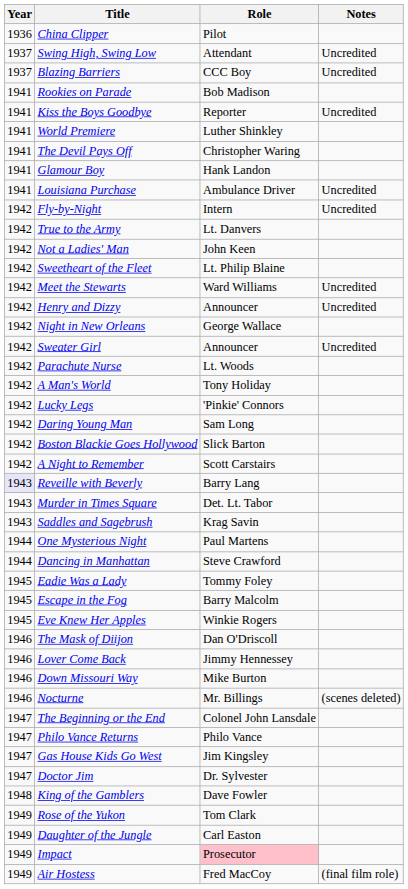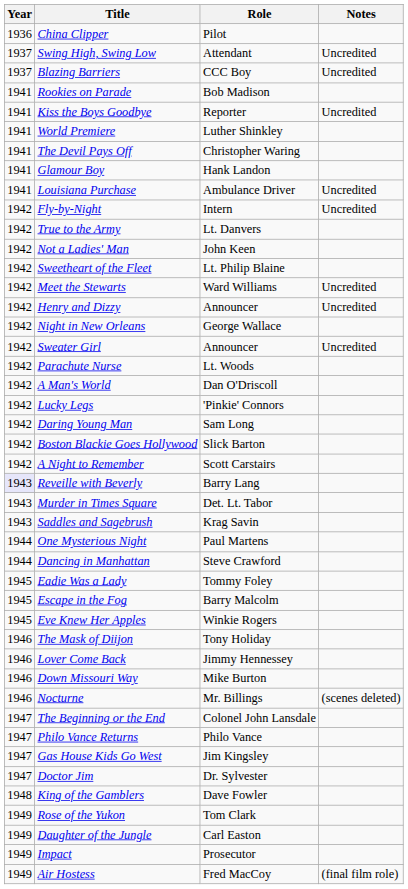(237, 385) Tony Holiday -> (240, 385) Dan O'Driscoll
(240, 639) Dan O'Driscoll -> (237, 639) Tony Holiday
(229, 854) pink background -> (229, 854) no background
